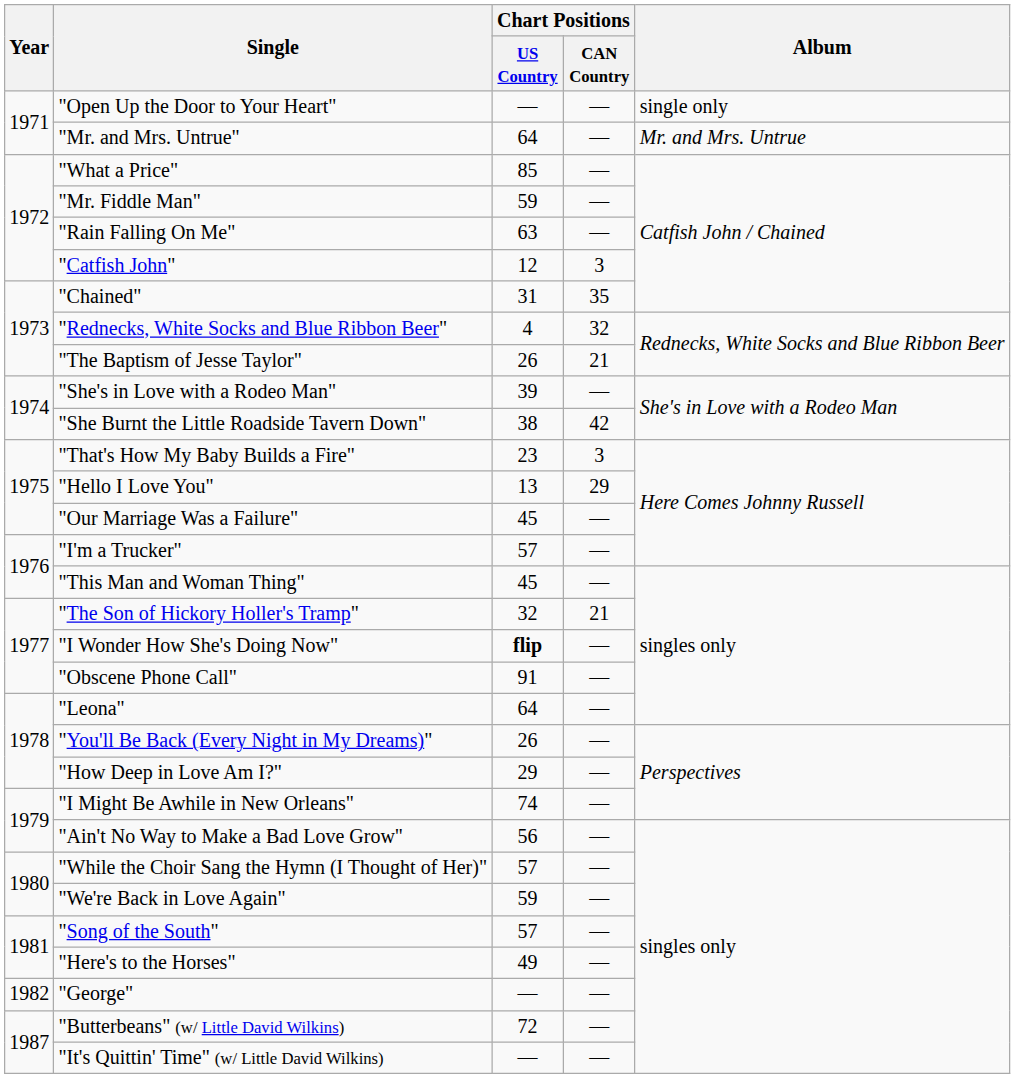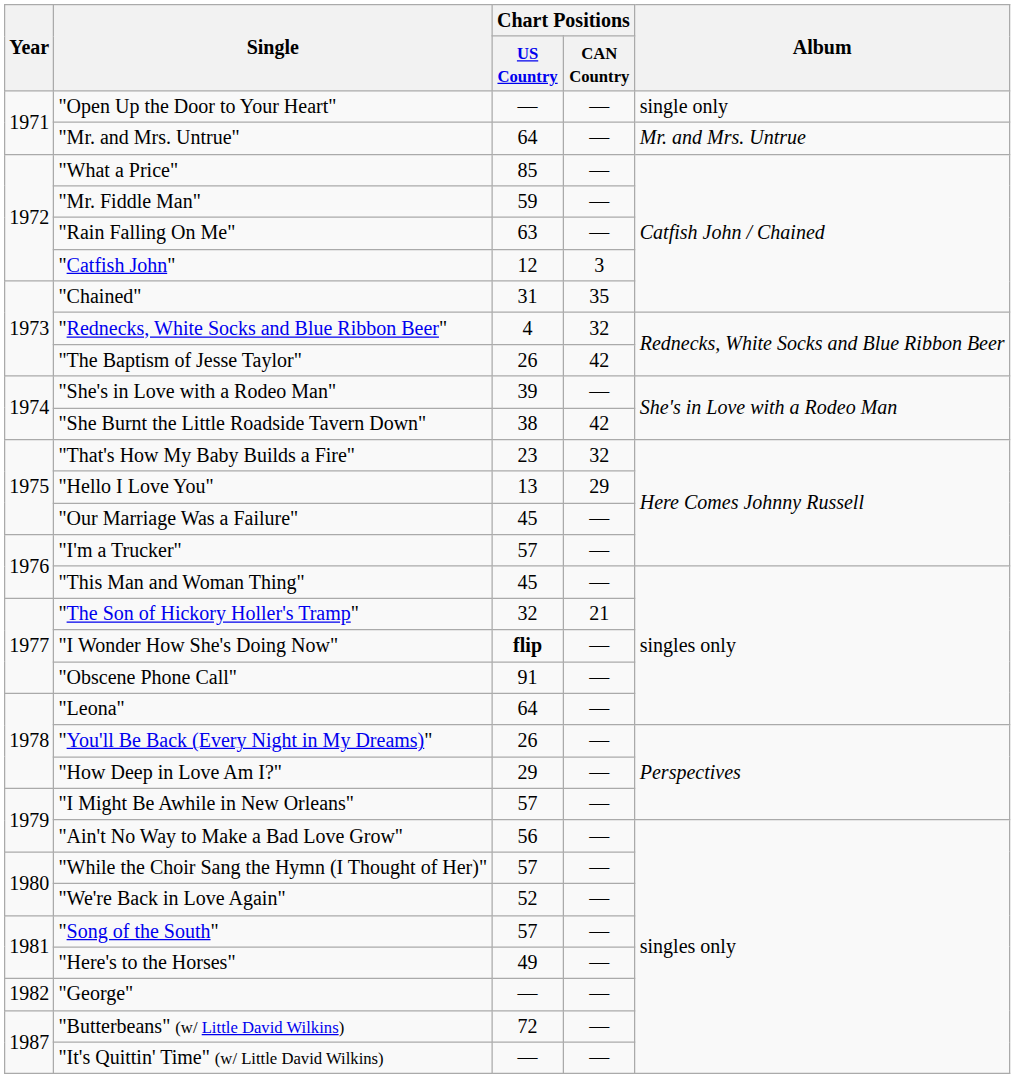(599, 360) 21 -> (599, 360) 42
(599, 455) 3 -> (599, 455) 32
(528, 804) 74 -> (528, 804) 57
(528, 899) 59 -> (528, 899) 52
